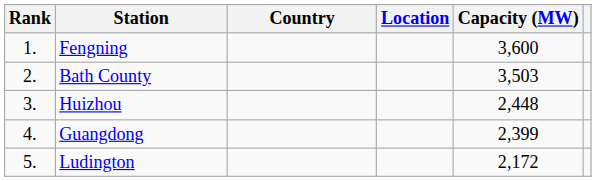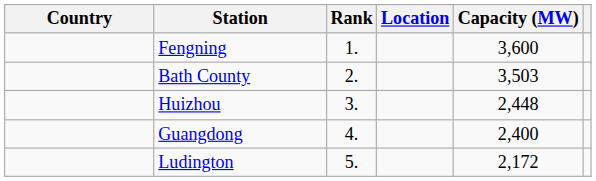columns swapped: (30, 18) <-> (302, 18)
(518, 133) 2,399 -> (518, 133) 2,400
